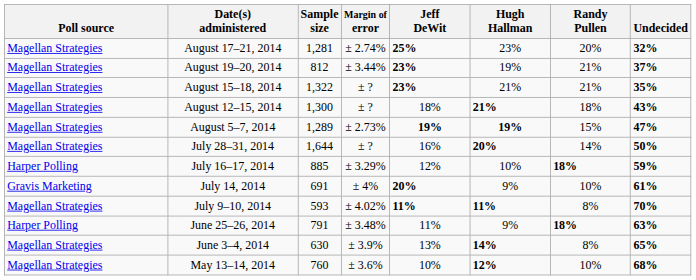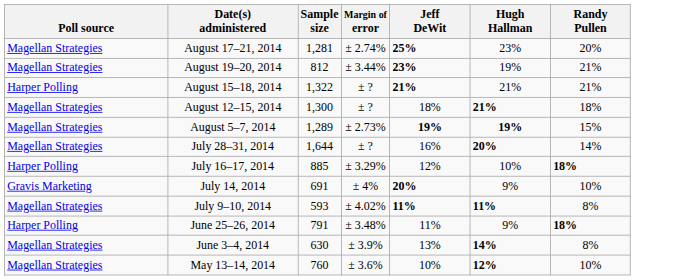- column: (661, 28)
(55, 87) Magellan Strategies -> (43, 87) Harper Polling
(404, 87) 23% -> (404, 87) 21%
